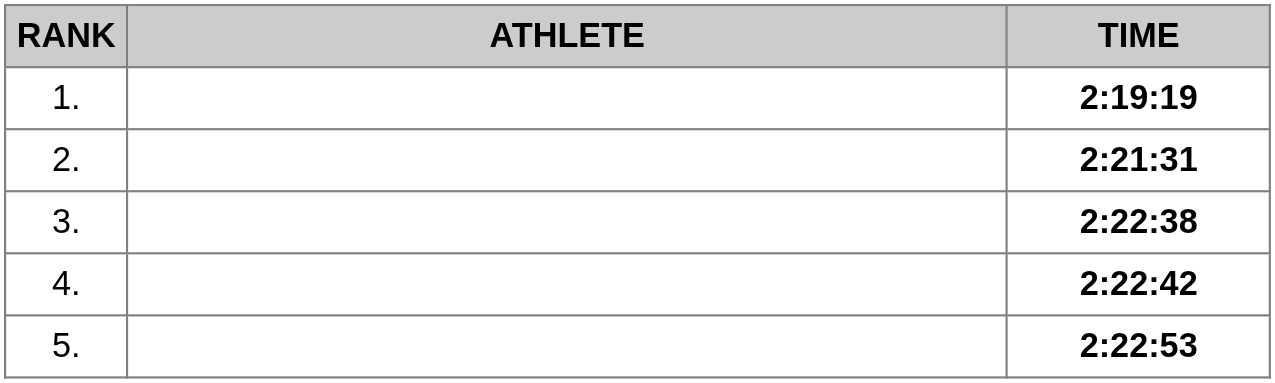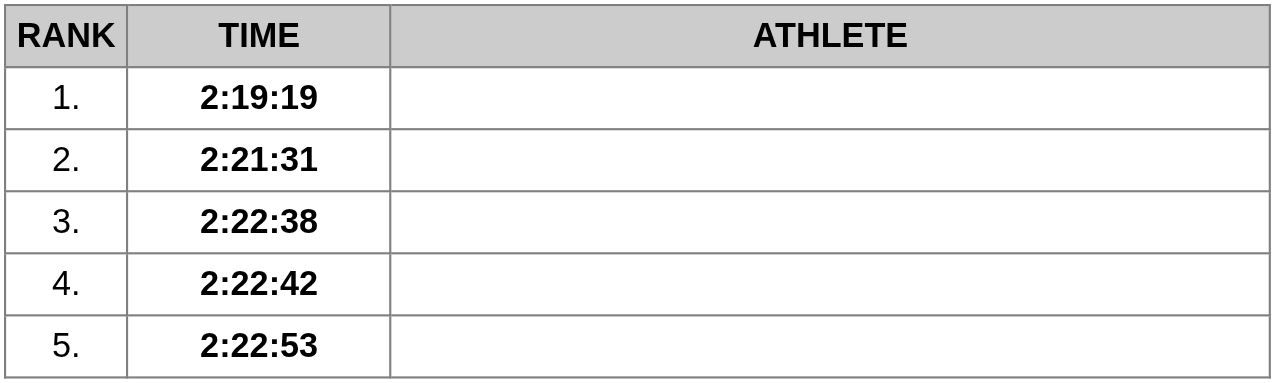columns swapped: (567, 35) <-> (1139, 35)
